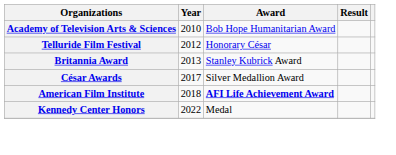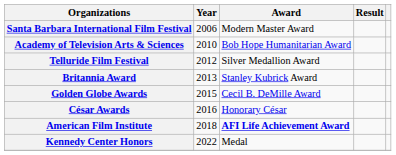+ row: (99, 28)
(238, 45) Honorary César -> (271, 61) Silver Medallion Award
+ row: (99, 93)
(191, 77) 2017 -> (207, 110) 2016
(255, 77) Silver Medallion Award -> (254, 110) Honorary César
